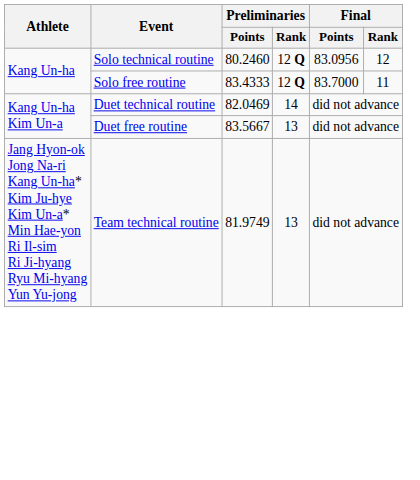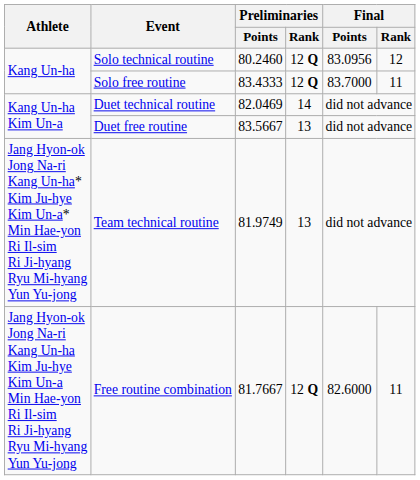+ row: (163, 390)
